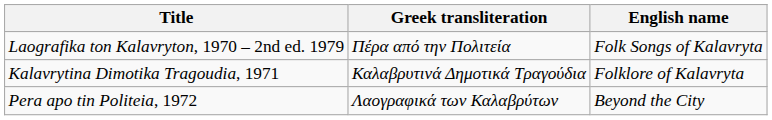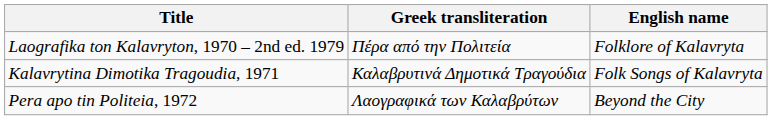(678, 45) Folk Songs of Kalavryta -> (669, 45) Folklore of Kalavryta
(669, 73) Folklore of Kalavryta -> (678, 73) Folk Songs of Kalavryta
